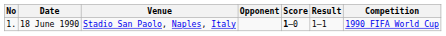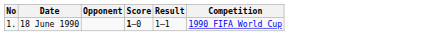- column: (160, 11)
